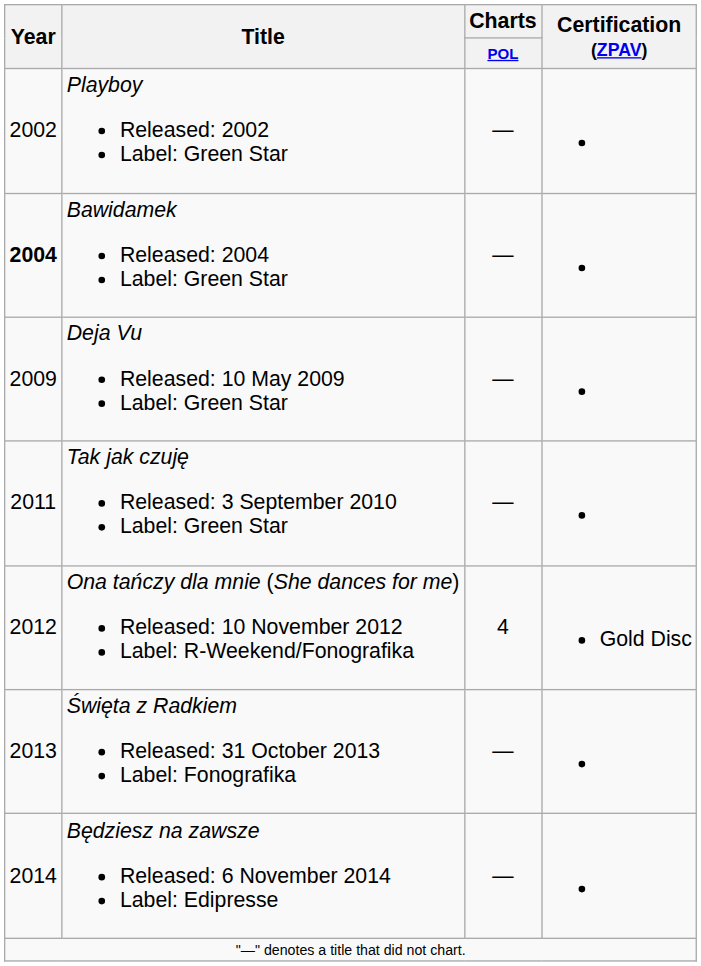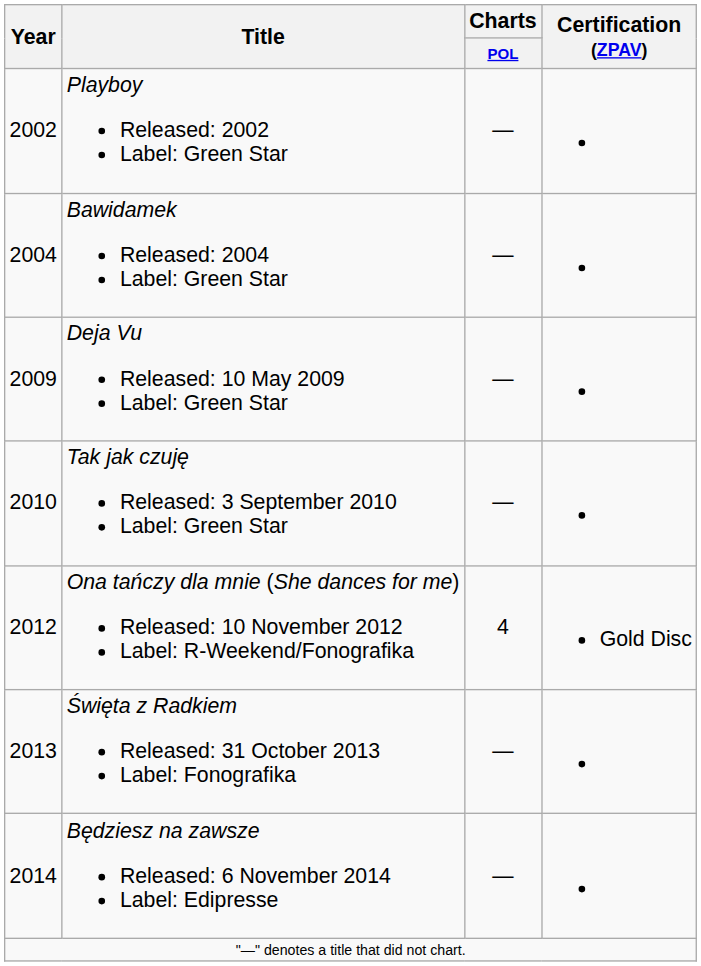(33, 254) bold -> (33, 254) normal
(33, 503) 2011 -> (33, 503) 2010
